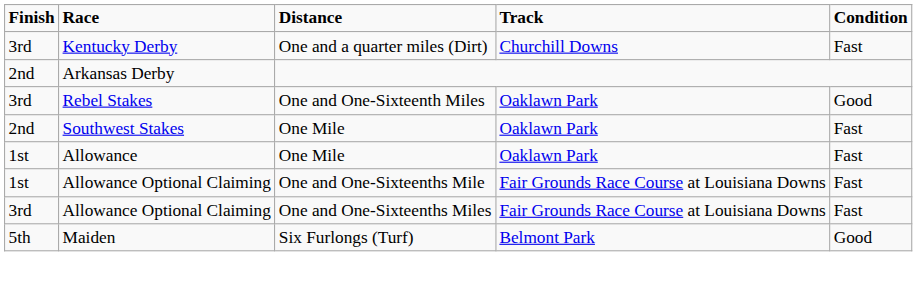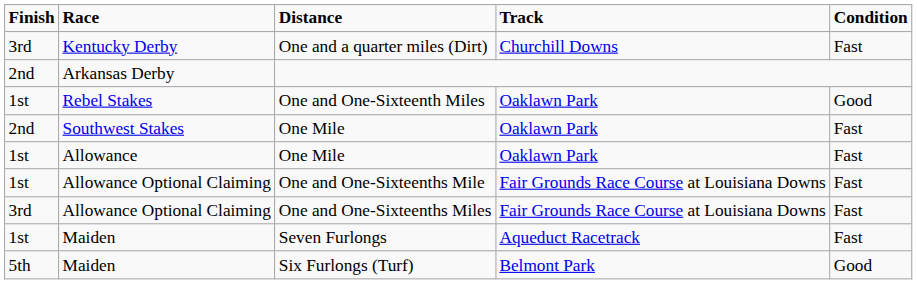(20, 100) 3rd -> (19, 100) 1st
+ row: (89, 237)
